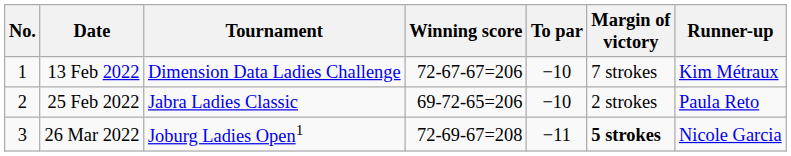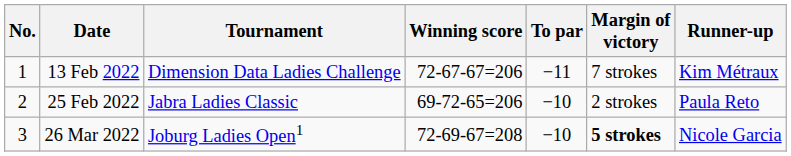(557, 71) −10 -> (557, 71) −11
(557, 134) −11 -> (557, 134) −10
